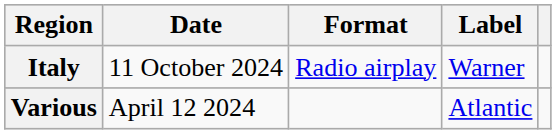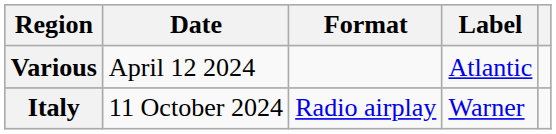rows swapped: (54, 107) <-> (54, 66)
